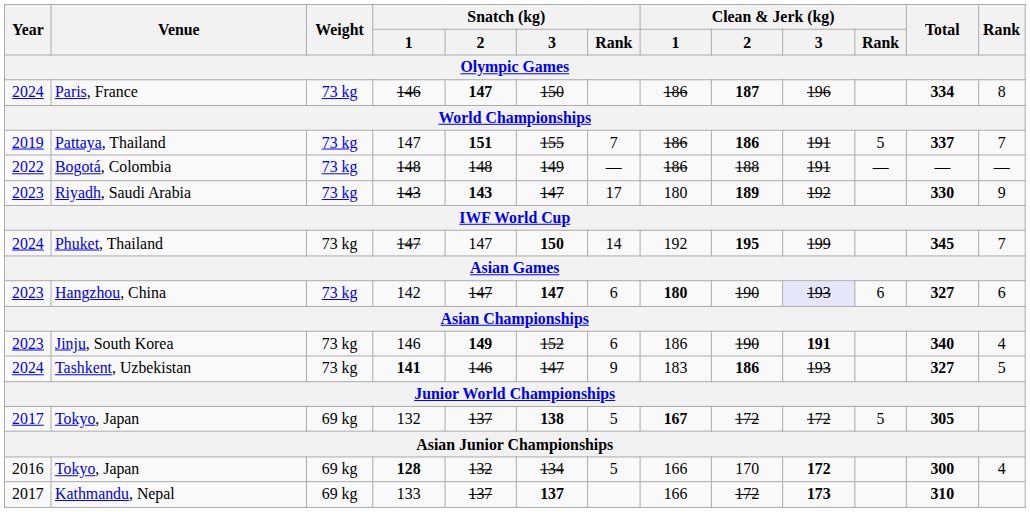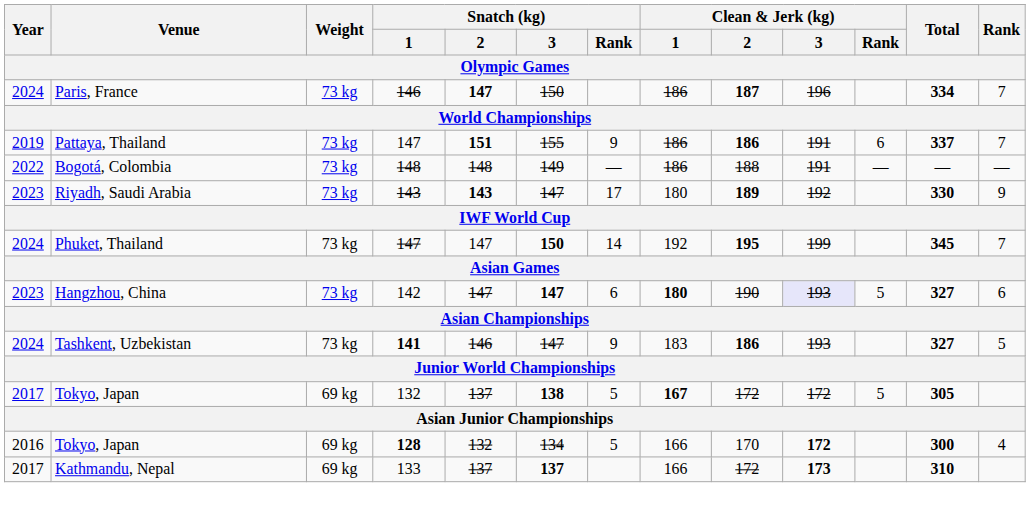(1002, 92) 8 -> (1002, 92) 7
(614, 142) 7 -> (614, 142) 9
(881, 142) 5 -> (881, 142) 6
(881, 293) 6 -> (881, 293) 5
- row: (114, 343)
